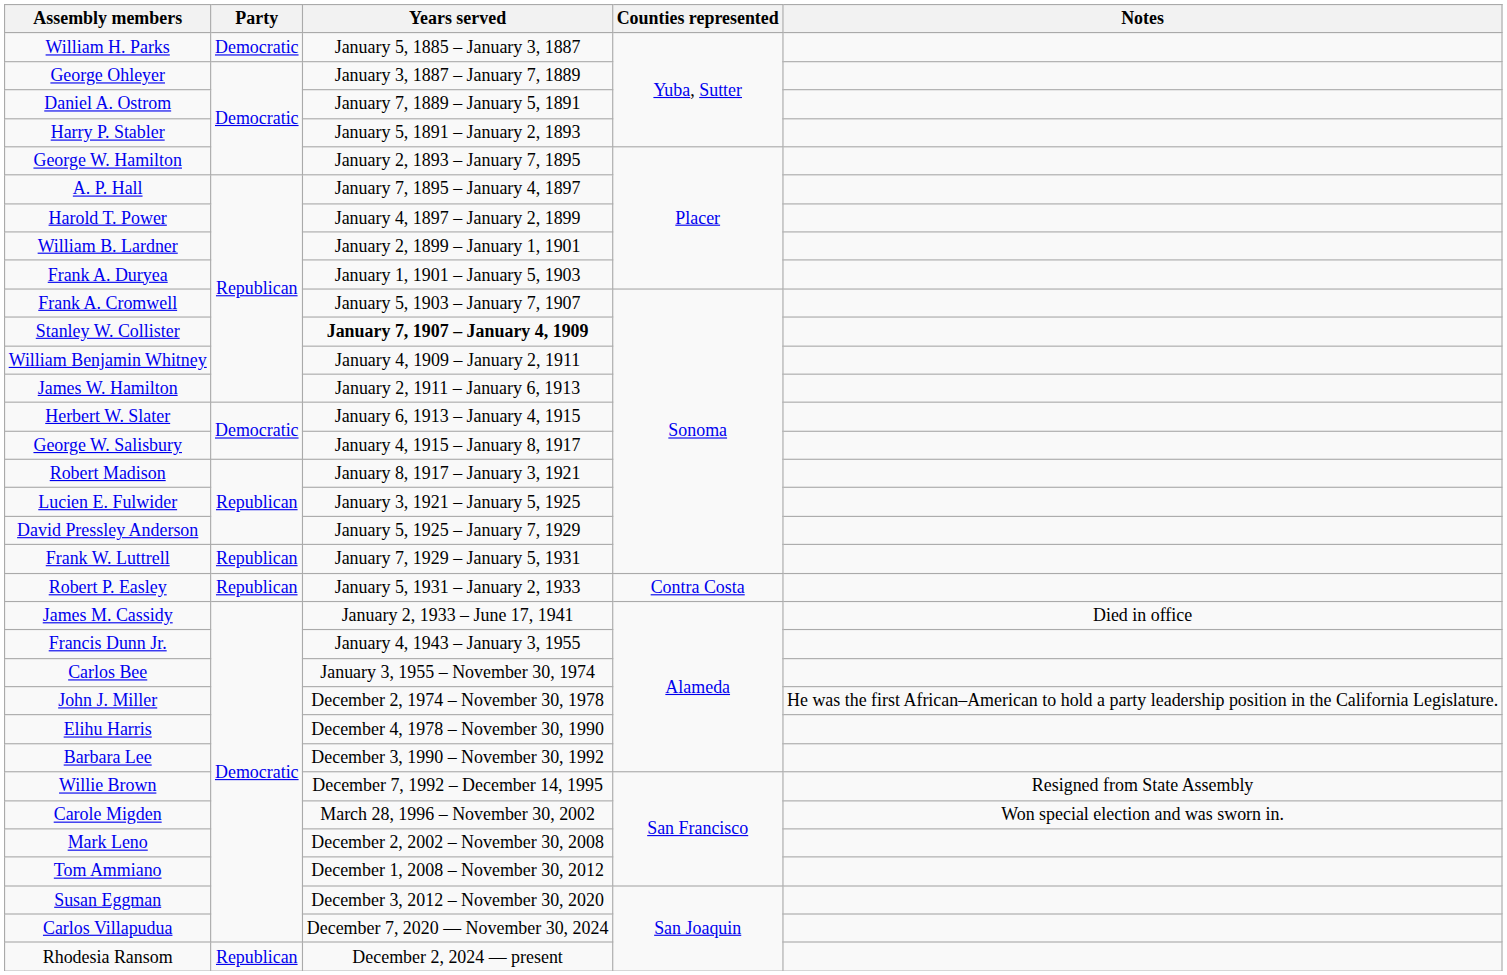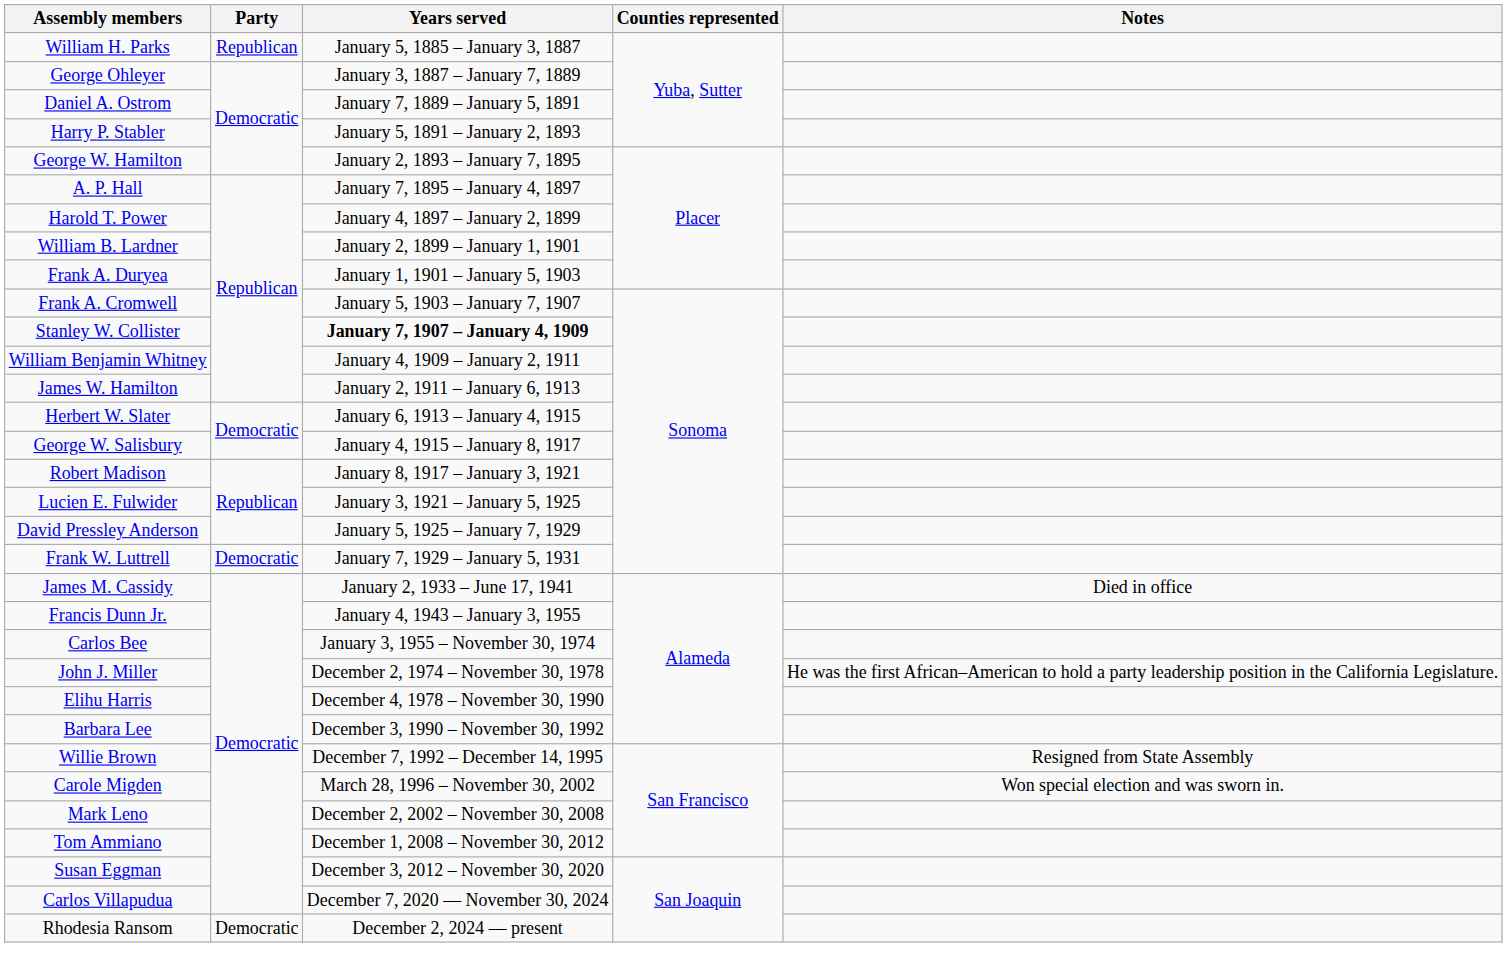(257, 47) Democratic -> (257, 47) Republican
(257, 558) Republican -> (257, 558) Democratic
- row: (108, 587)
(257, 956) Republican -> (257, 928) Democratic
